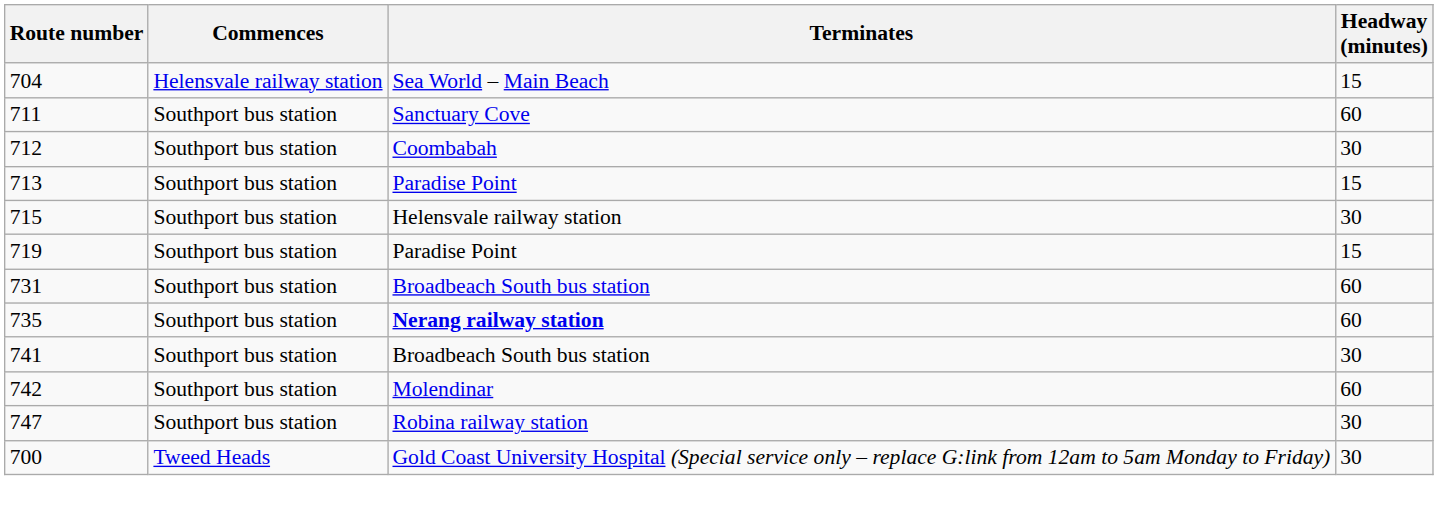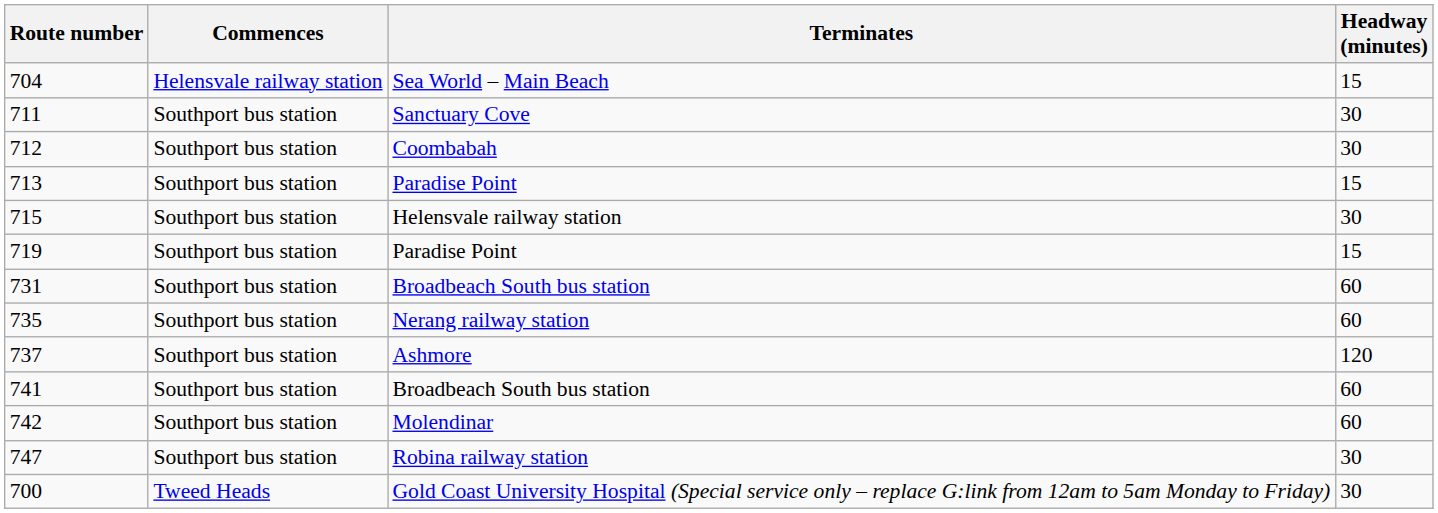(1351, 114) 60 -> (1351, 114) 30
(498, 319) bold -> (491, 319) normal
+ row: (26, 354)
(1351, 354) 30 -> (1351, 388) 60
